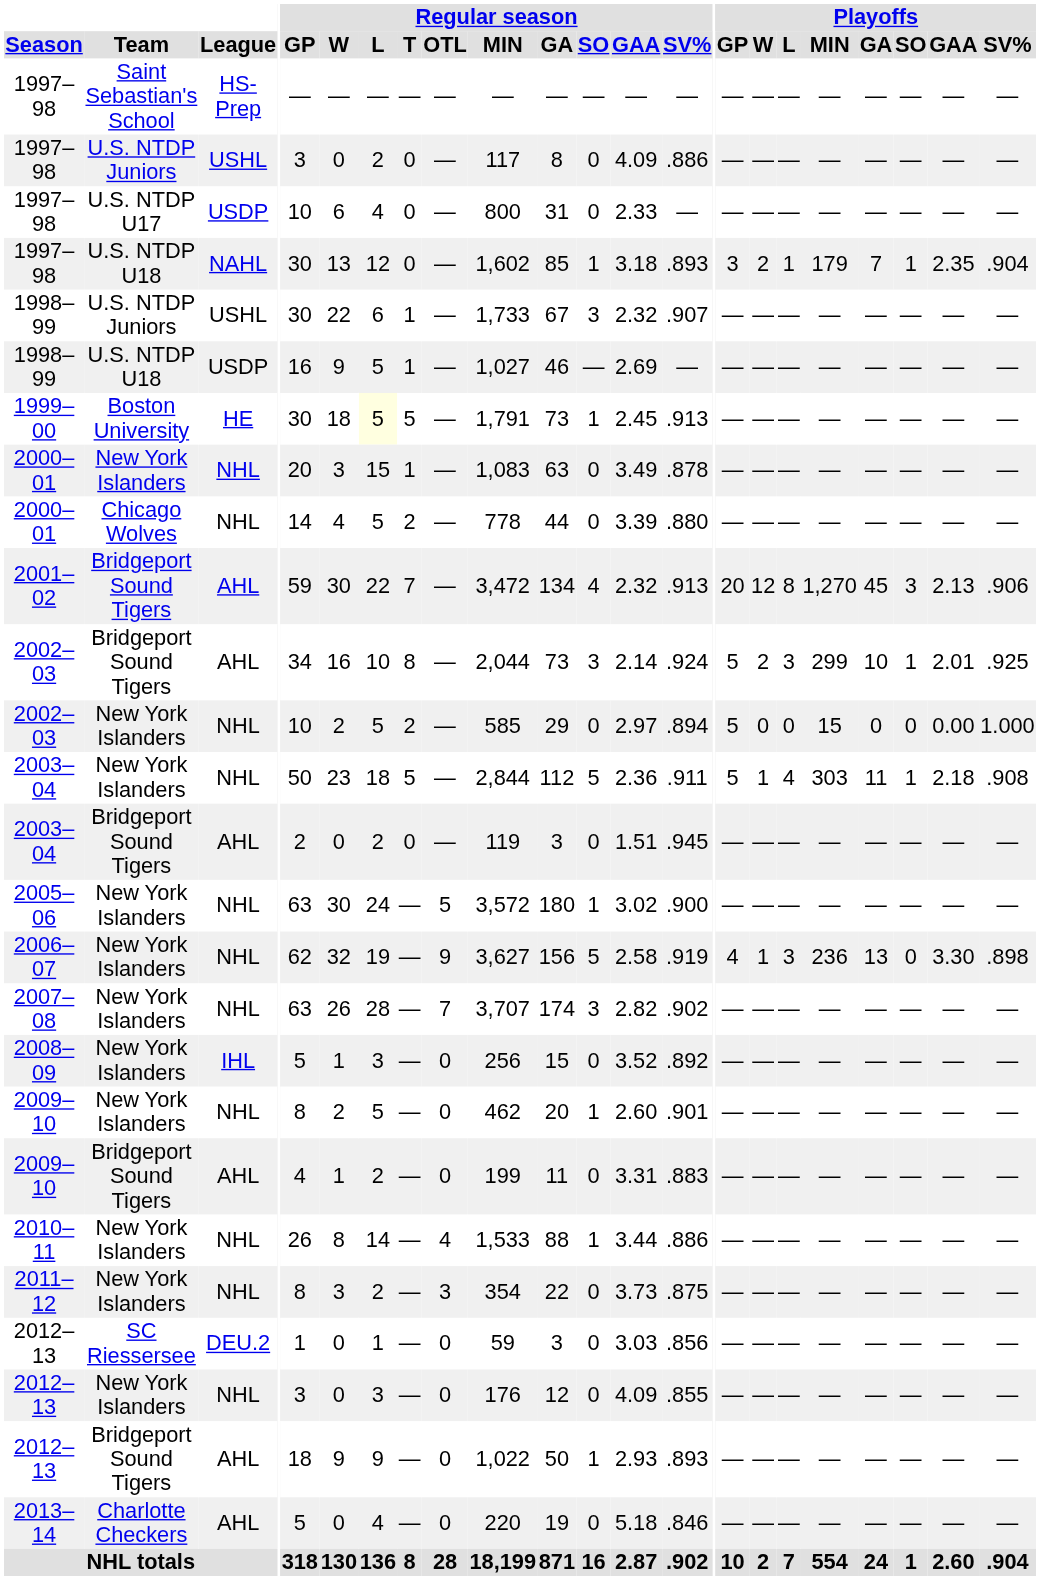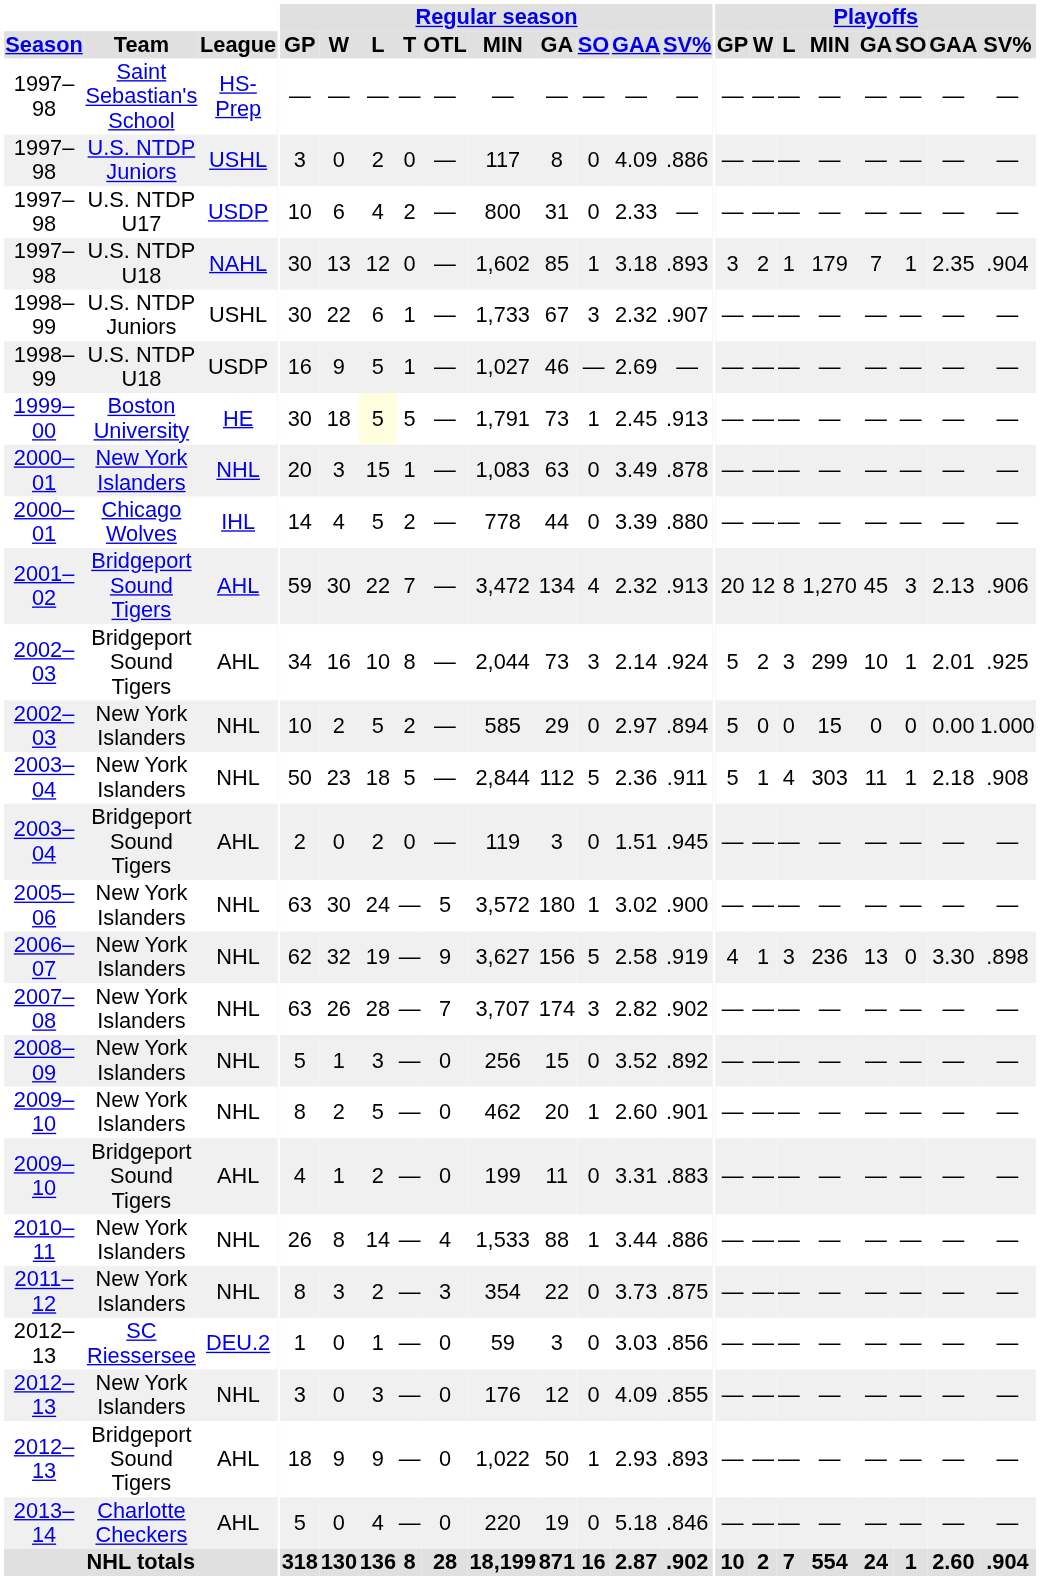(410, 211) 0 -> (410, 211) 2
(238, 521) NHL -> (238, 521) IHL
(238, 1060) IHL -> (238, 1060) NHL
